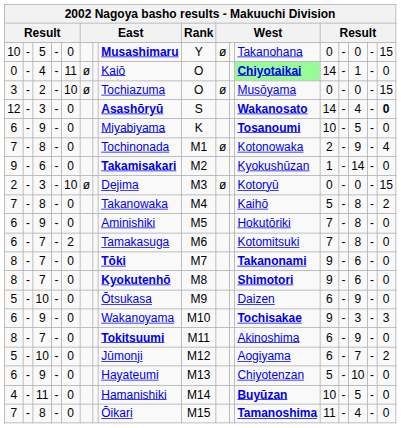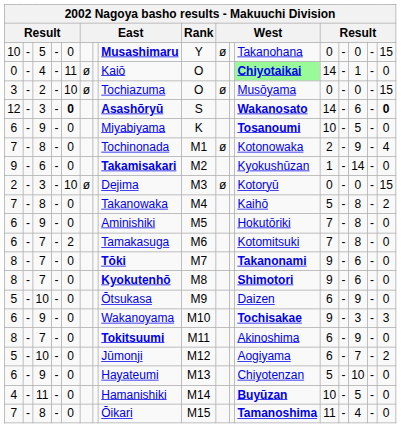(71, 109) normal -> (71, 109) bold
(358, 109) 4 -> (358, 109) 6
